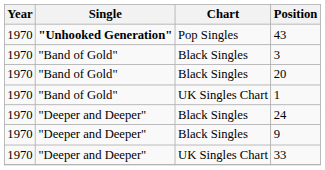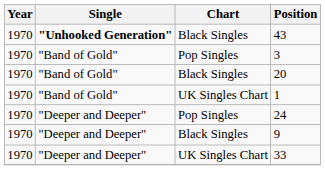(208, 34) Pop Singles -> (213, 34) Black Singles
(213, 54) Black Singles -> (208, 54) Pop Singles
(213, 114) Black Singles -> (208, 114) Pop Singles
